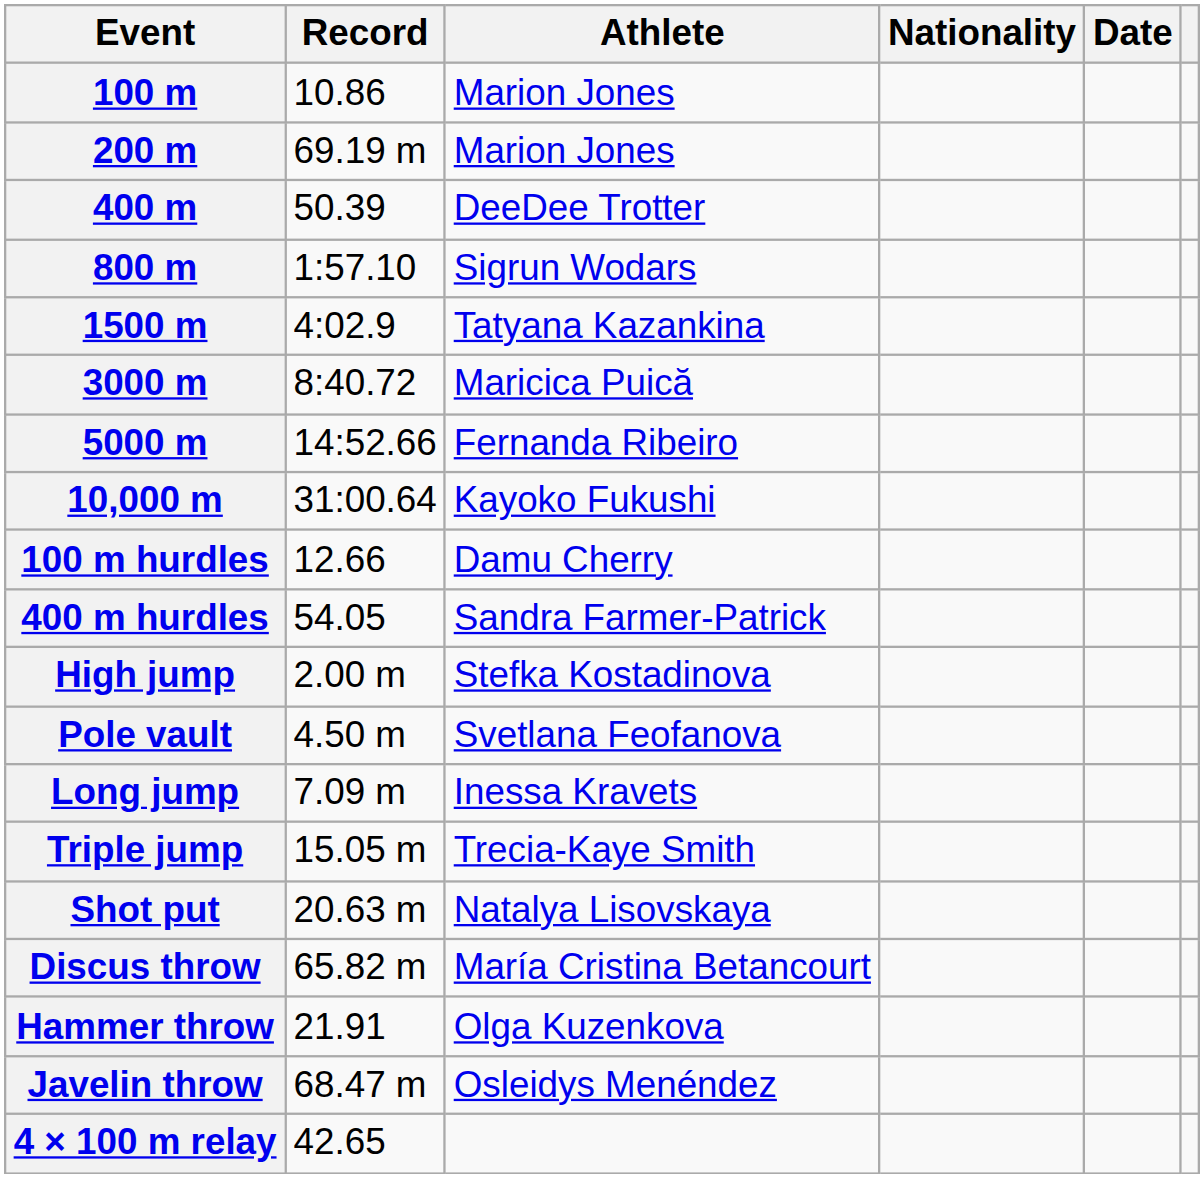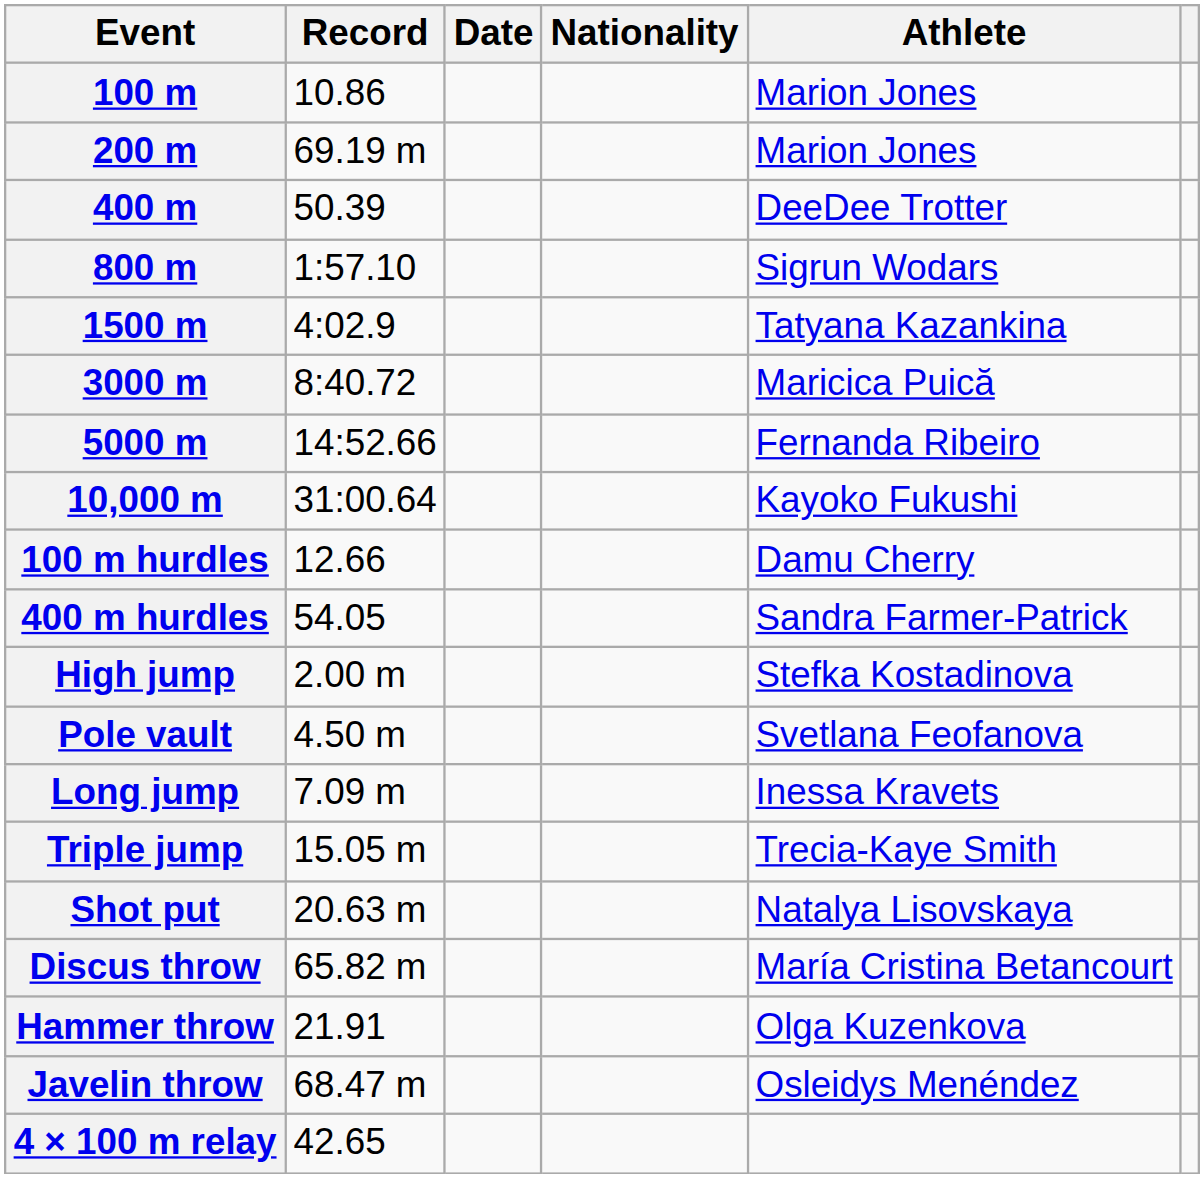columns swapped: (662, 33) <-> (1133, 33)
